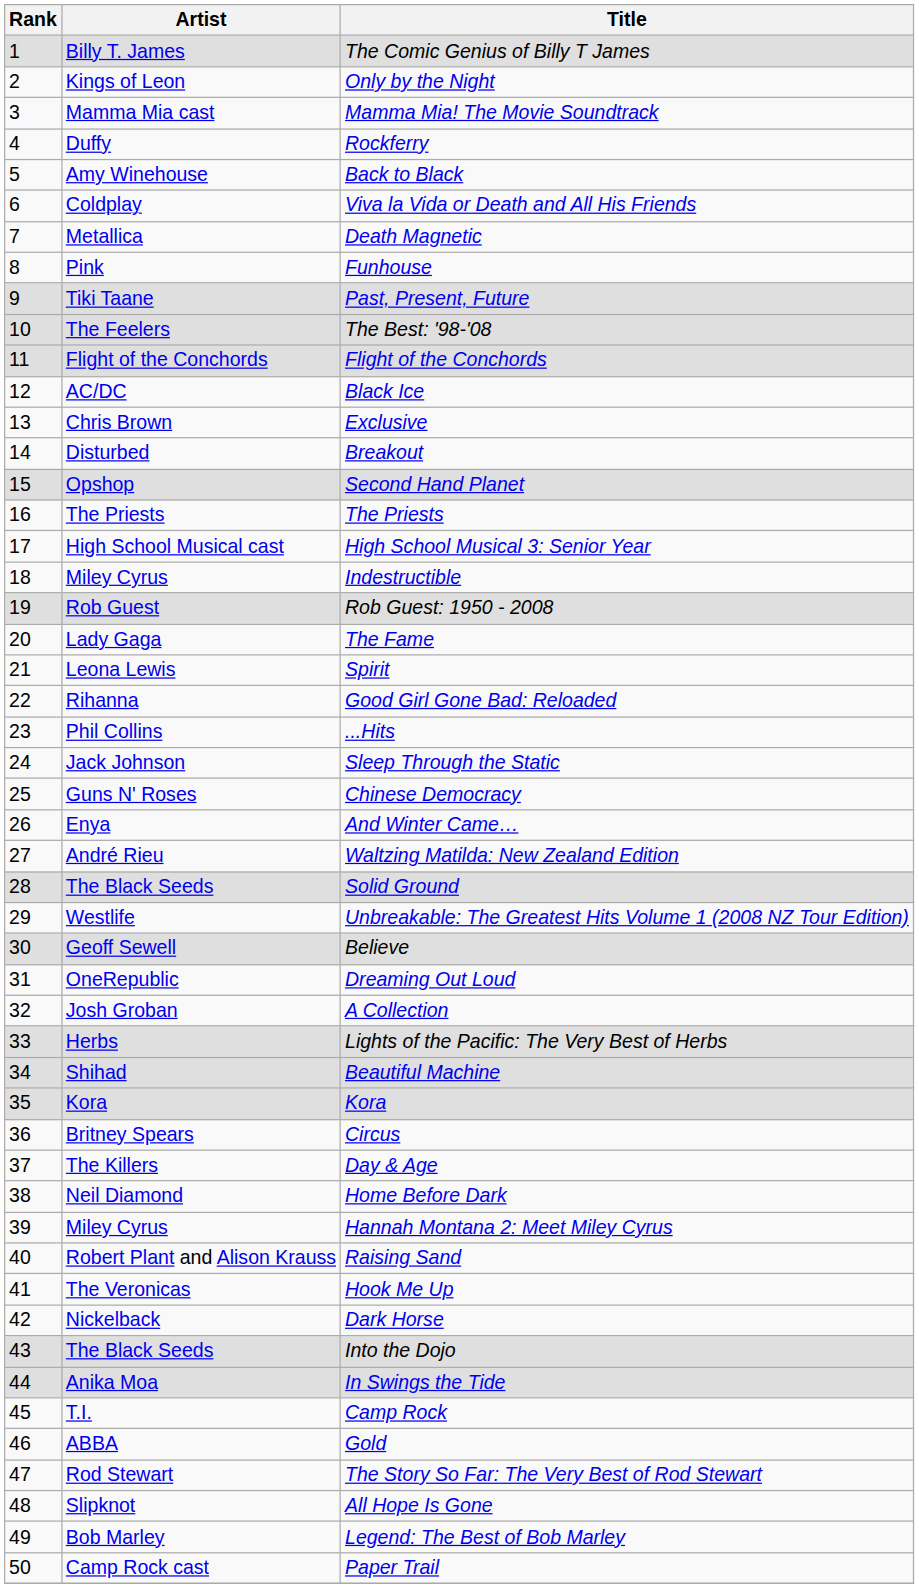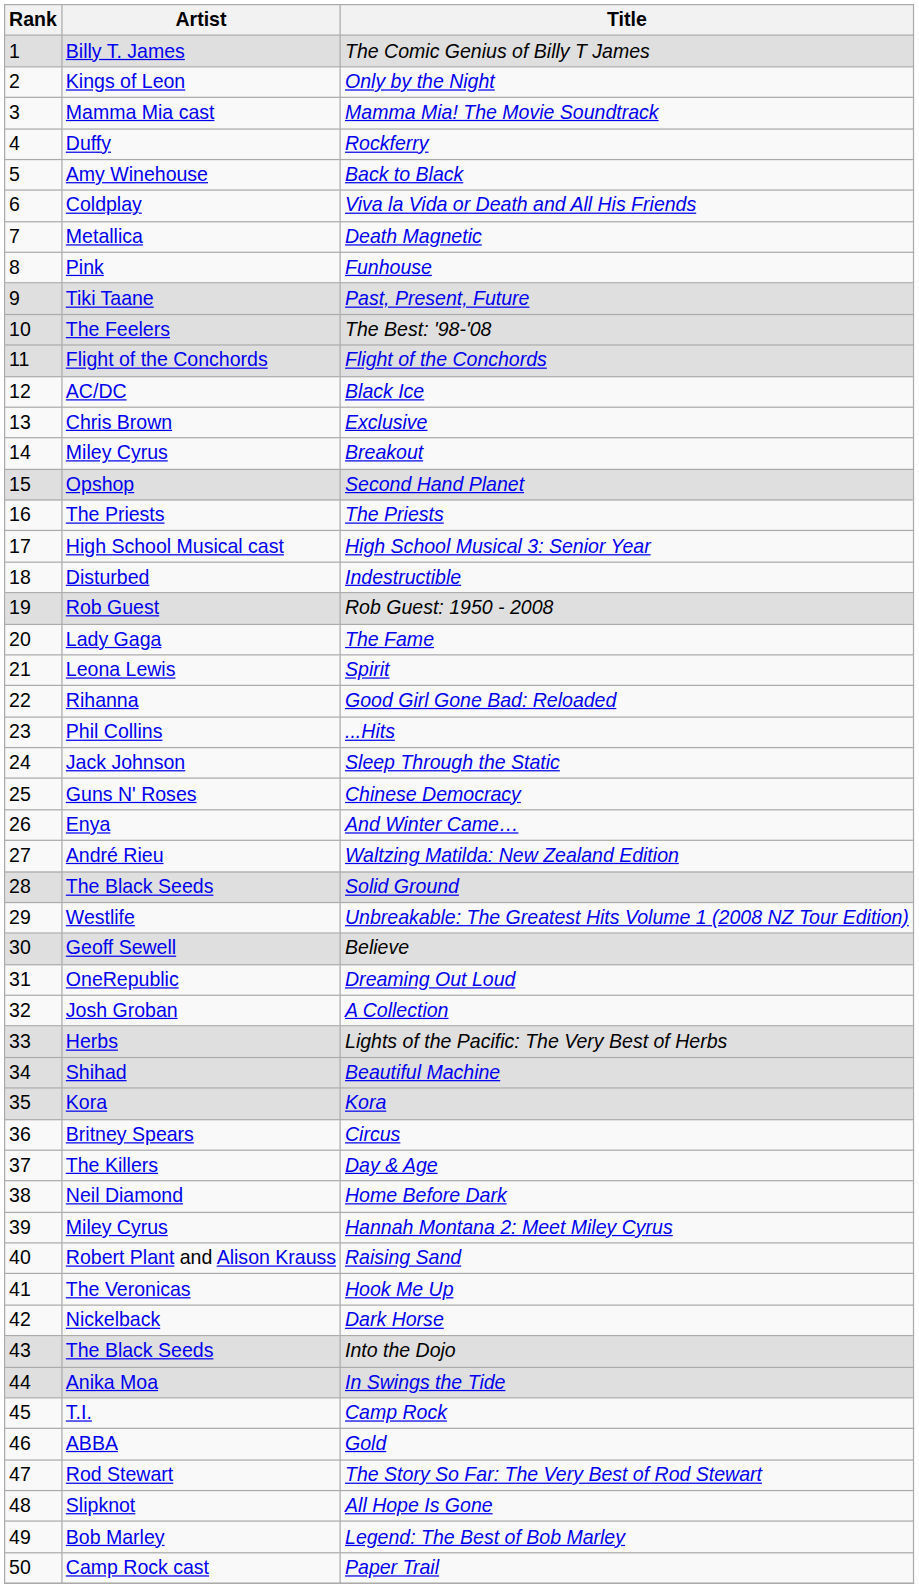(108, 453) Disturbed -> (117, 453) Miley Cyrus
(117, 577) Miley Cyrus -> (108, 577) Disturbed
